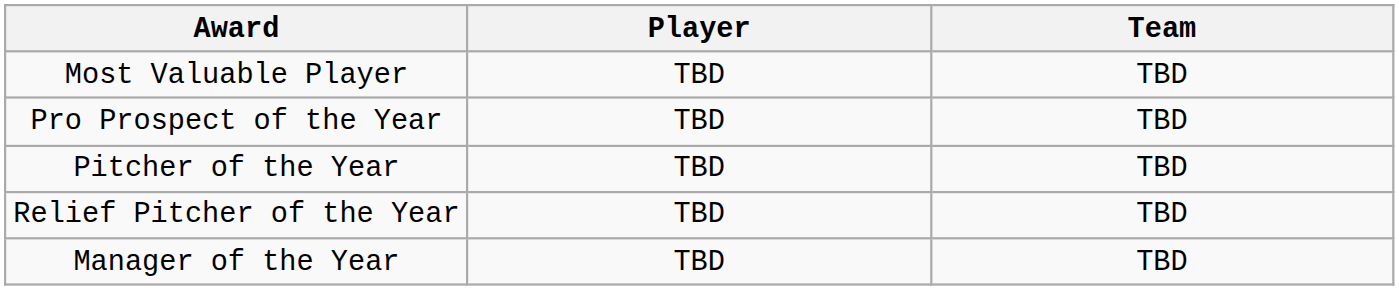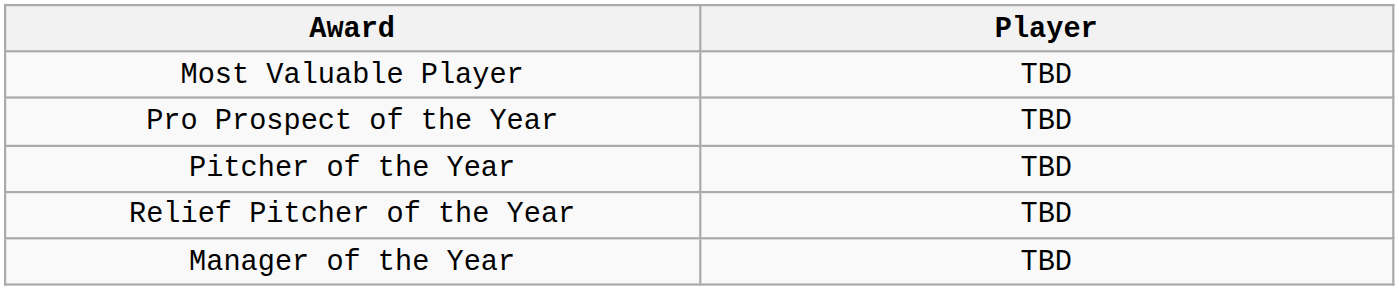- column: (1162, 28)
